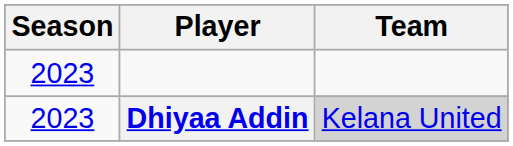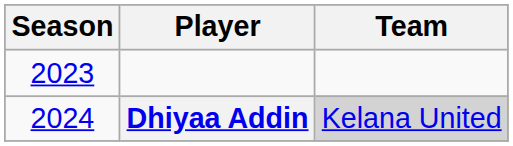(62, 118) 2023 -> (62, 118) 2024
